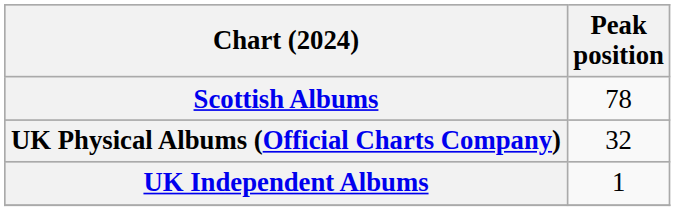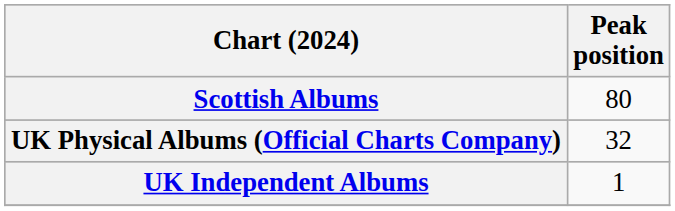(619, 98) 78 -> (619, 98) 80
